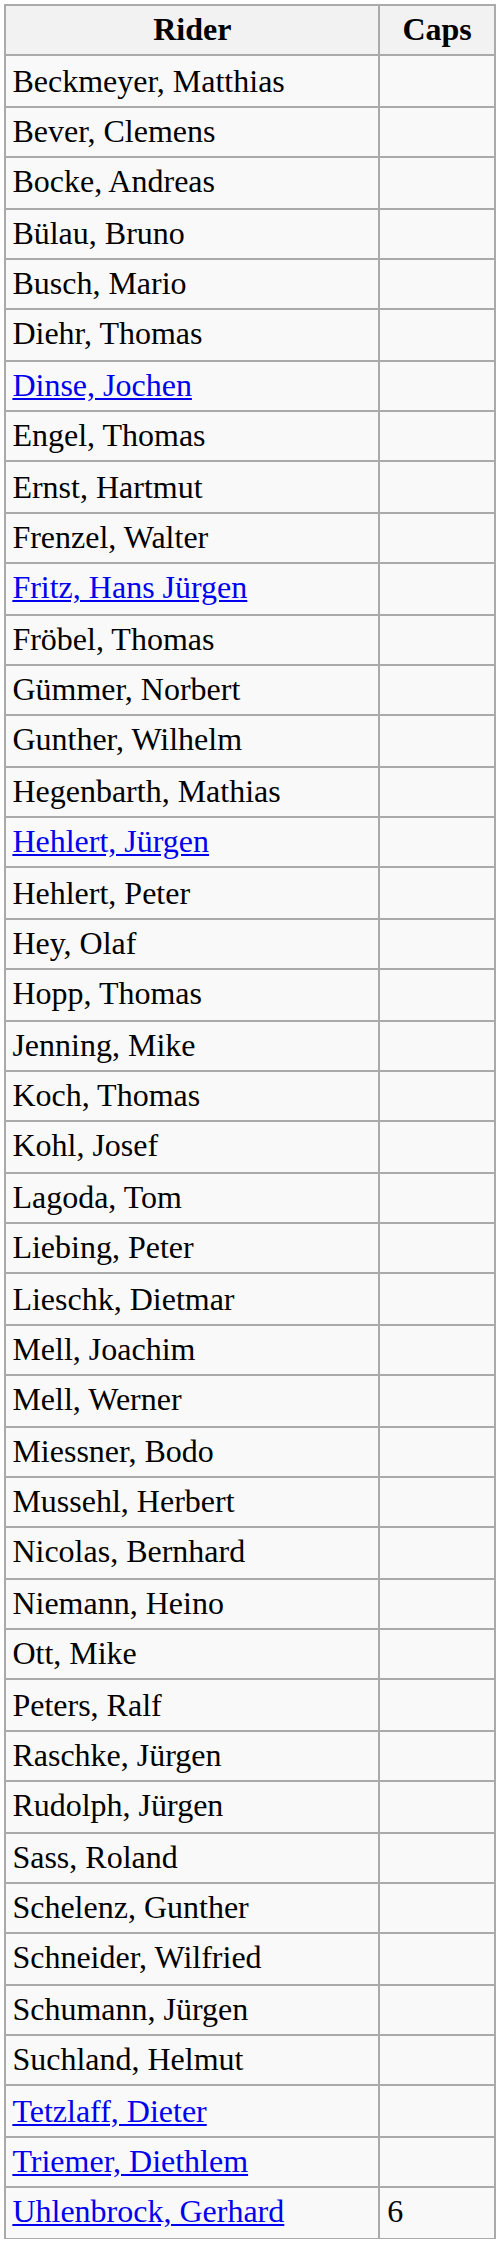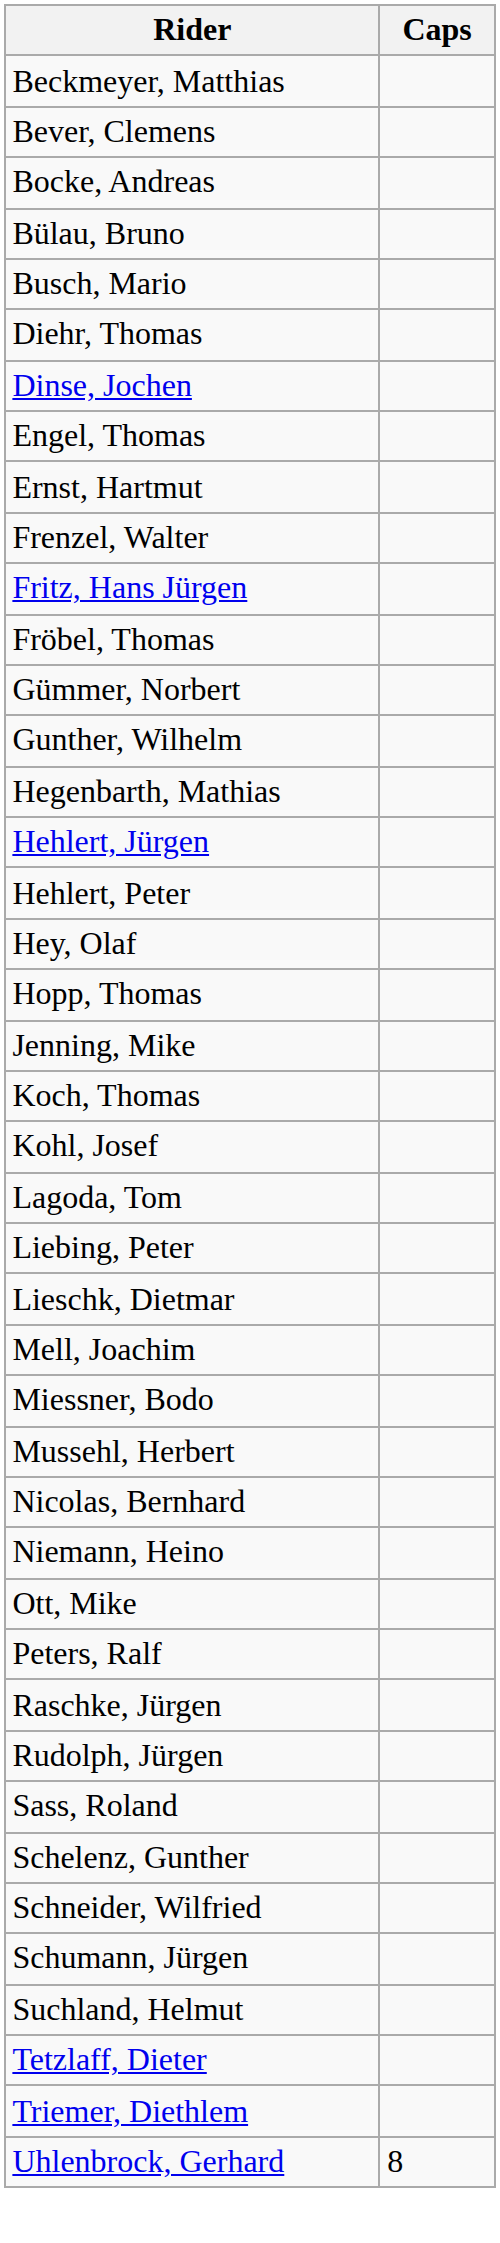- row: (97, 1400)
(395, 2212) 6 -> (395, 2161) 8
